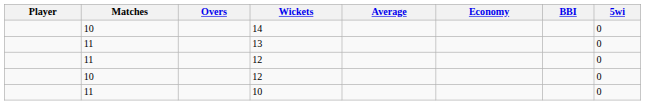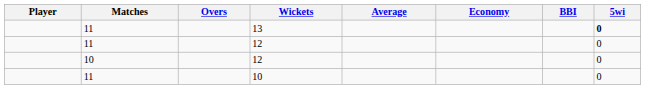- row: (89, 28)
(599, 44) normal -> (599, 28) bold
